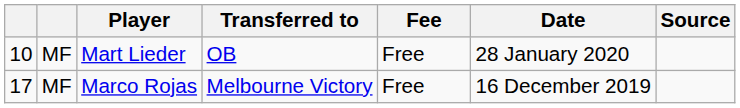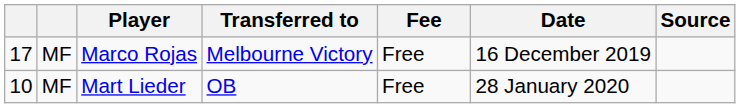rows swapped: (139, 86) <-> (133, 53)
